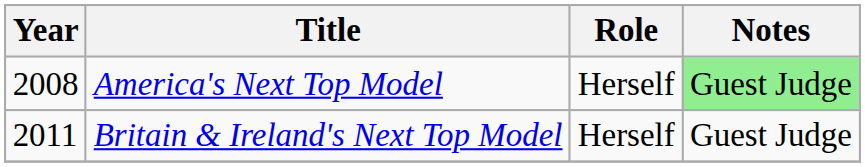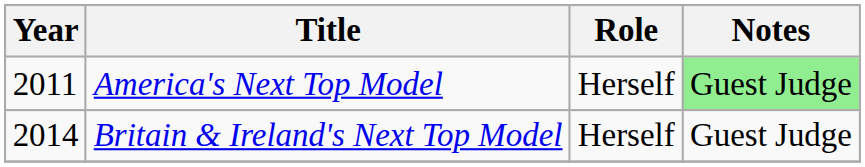(46, 82) 2008 -> (45, 82) 2011
(45, 135) 2011 -> (46, 135) 2014
